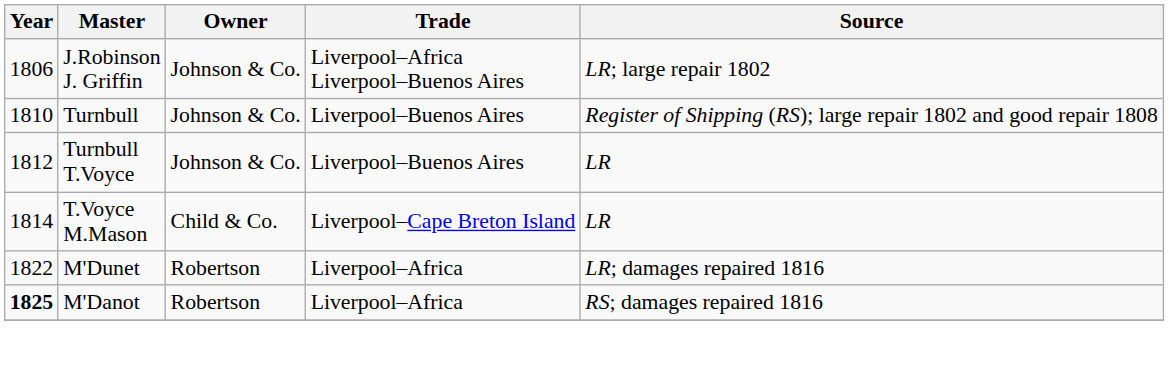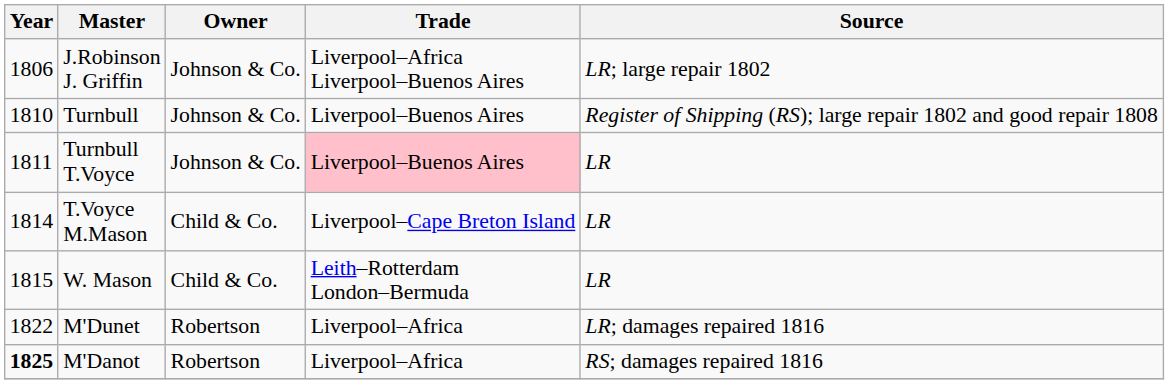(31, 162) 1812 -> (31, 162) 1811
(417, 162) no background -> (417, 162) pink background
+ row: (108, 279)
